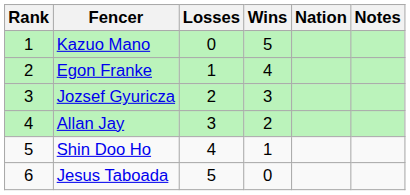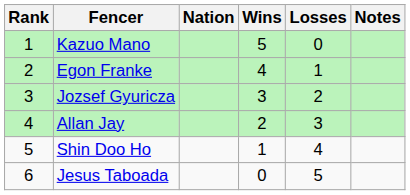columns swapped: (321, 17) <-> (211, 17)
